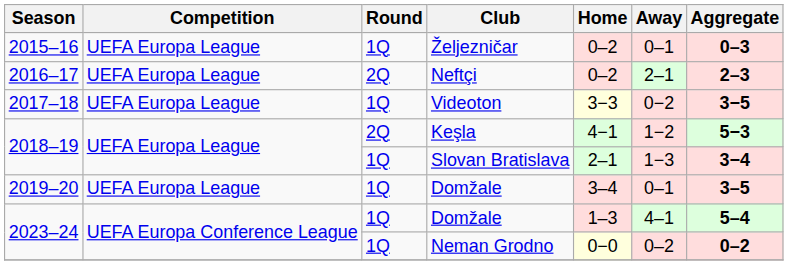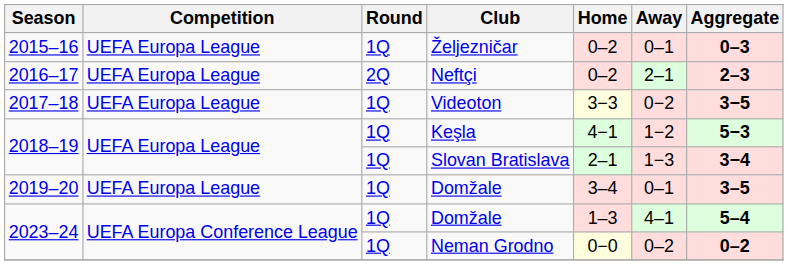(378, 132) 2Q -> (378, 132) 1Q
